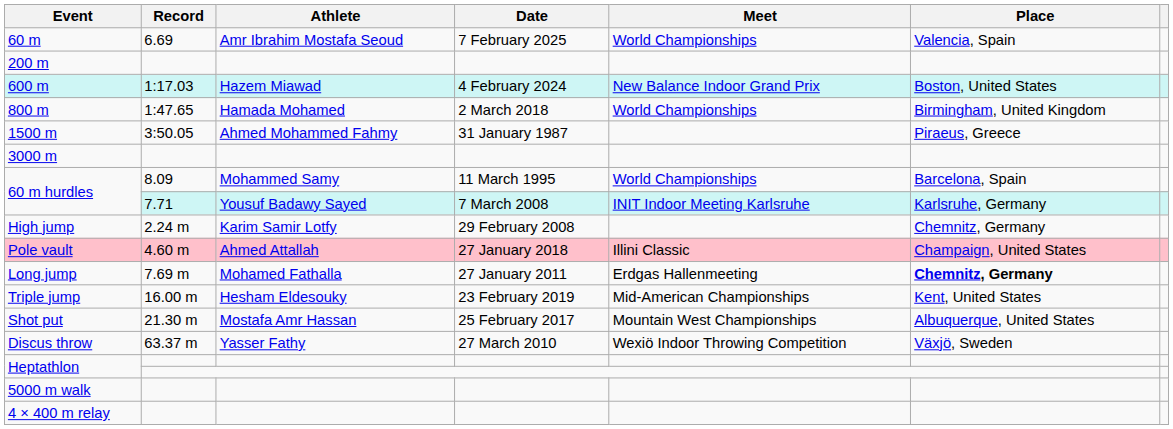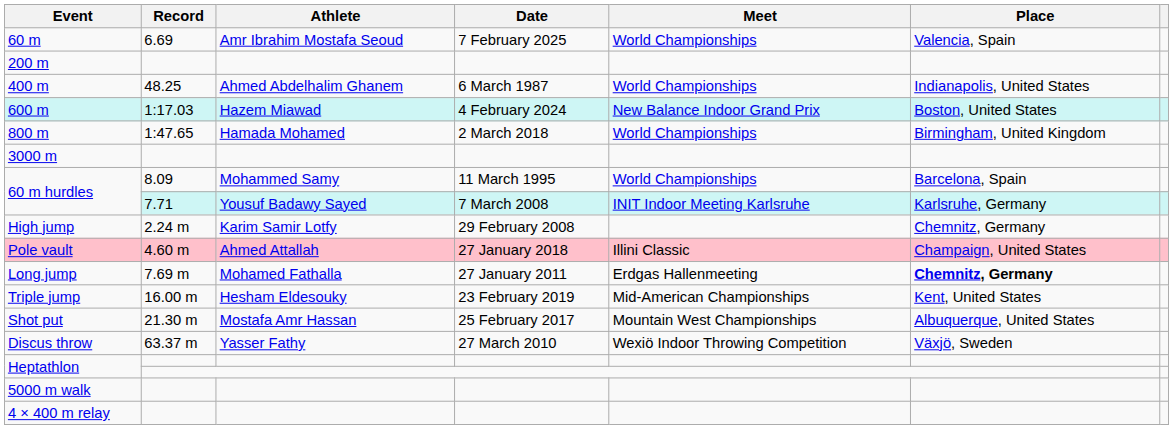+ row: (28, 86)
- row: (32, 133)
